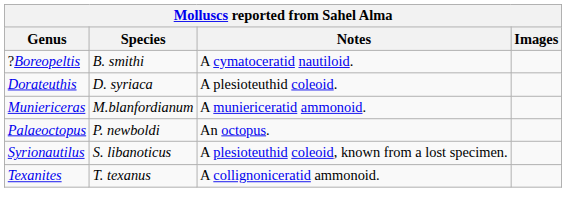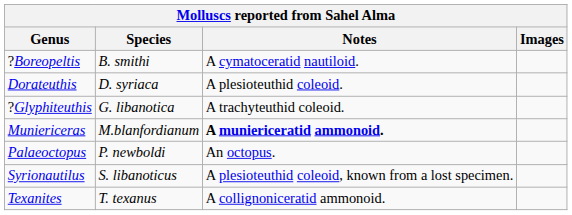+ row: (50, 107)
(283, 107) normal -> (295, 130) bold
